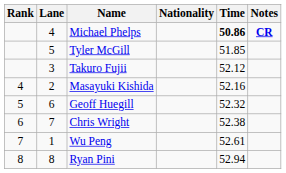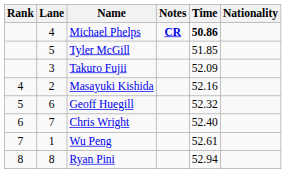columns swapped: (186, 13) <-> (264, 13)
(232, 68) 52.12 -> (205, 68) 52.09
(232, 123) 52.38 -> (205, 123) 52.40
